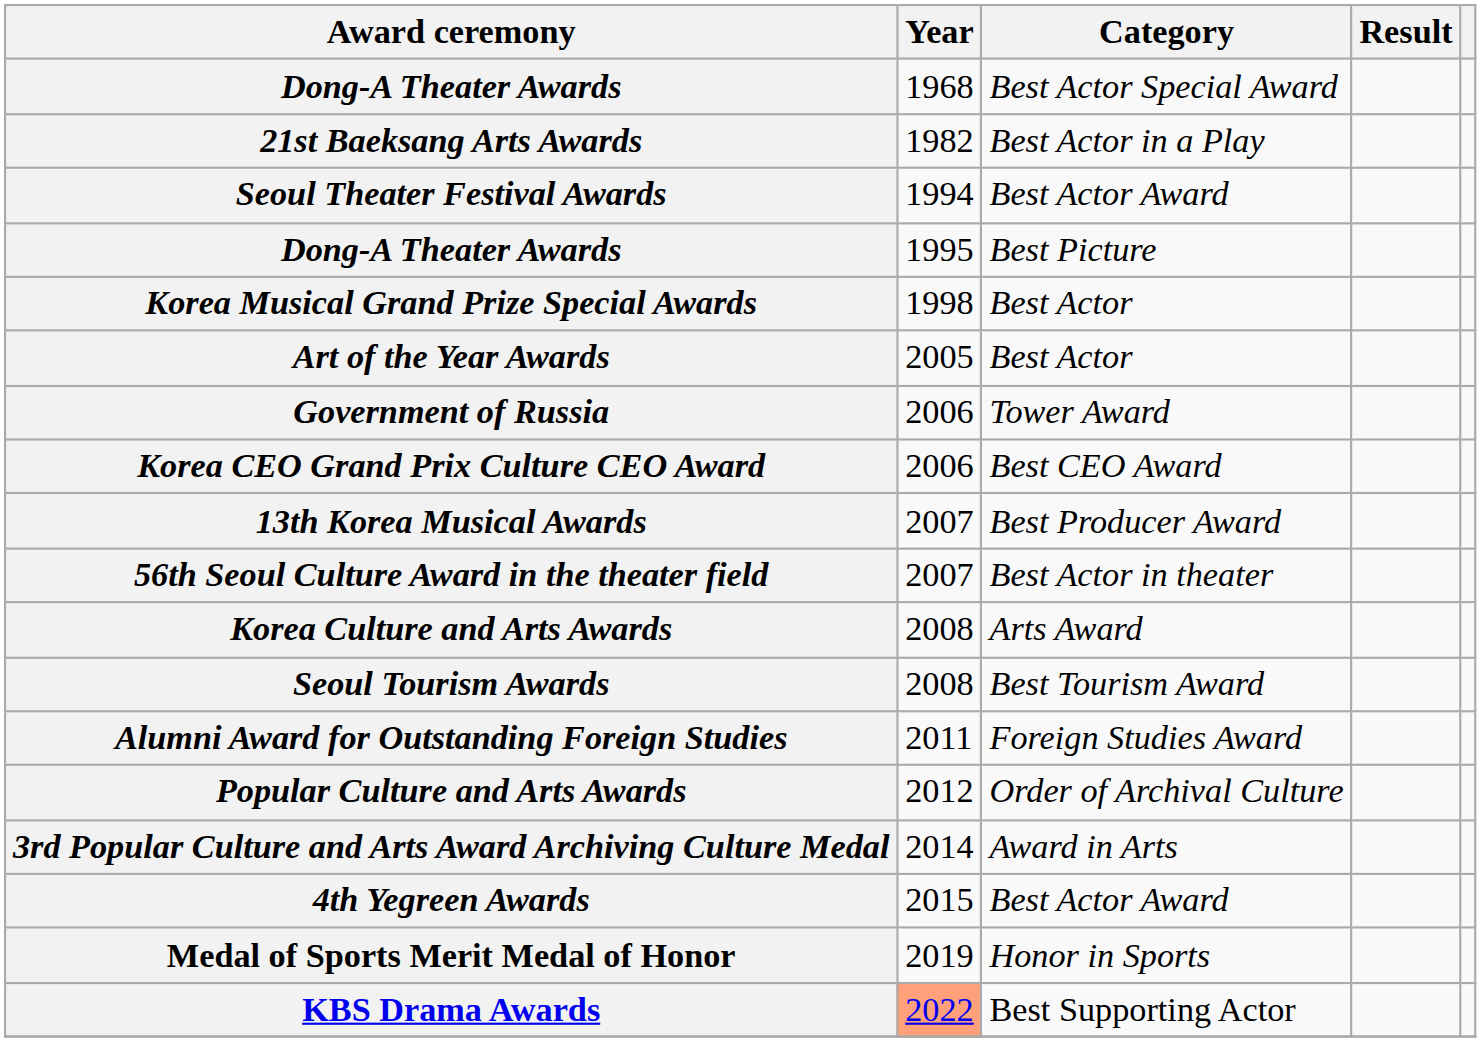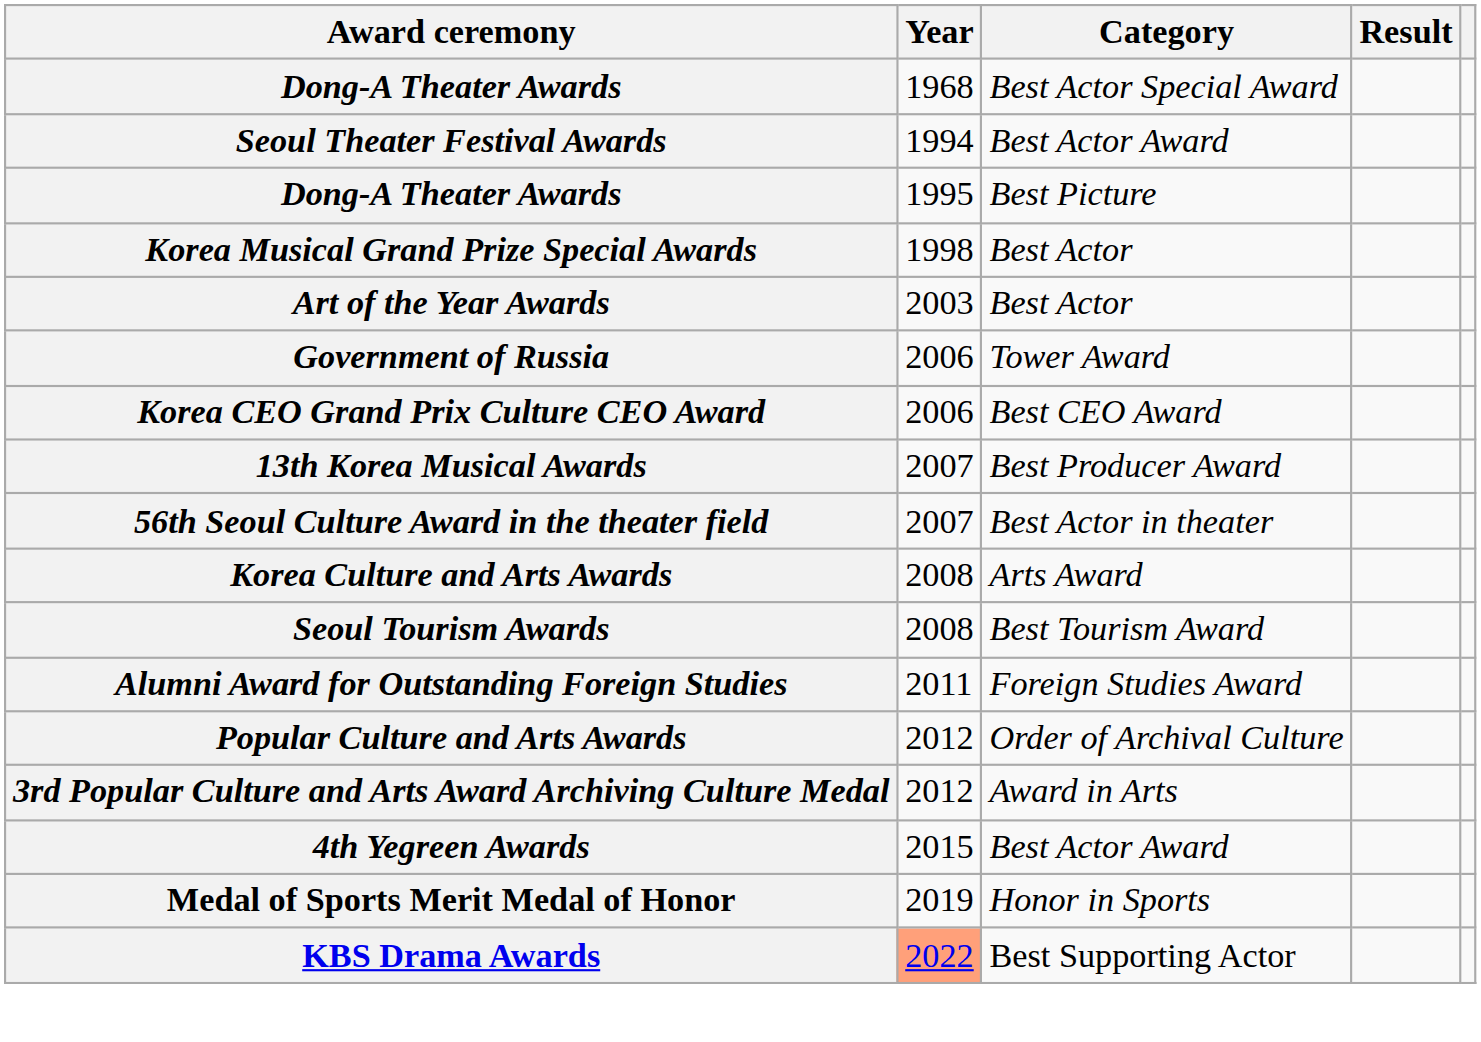- row: (451, 140)
(939, 357) 2005 -> (939, 303) 2003
(939, 846) 2014 -> (939, 791) 2012
